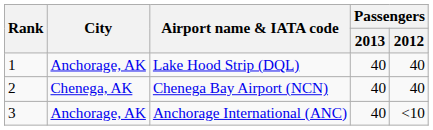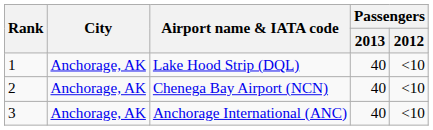(417, 64) 40 -> (413, 64) <10
(91, 88) Chenega, AK -> (98, 88) Anchorage, AK
(417, 88) 40 -> (413, 88) <10
